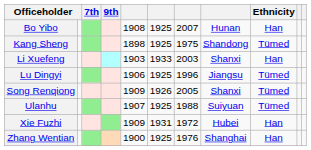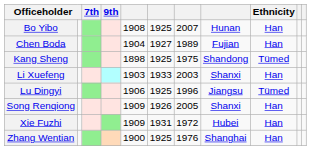+ row: (41, 43)
(274, 91) Tümed -> (274, 106) Han
- row: (41, 106)
